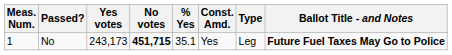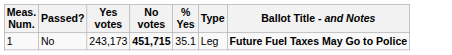- column: (217, 18)
